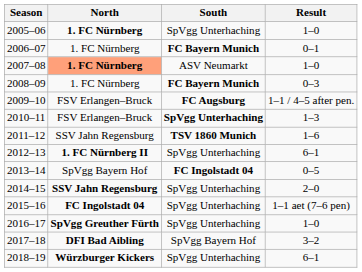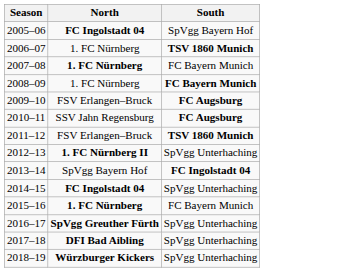- column: (311, 13)
(105, 30) 1. FC Nürnberg -> (105, 30) FC Ingolstadt 04
(213, 30) SpVgg Unterhaching -> (211, 30) SpVgg Bayern Hof
(213, 48) FC Bayern Munich -> (211, 48) TSV 1860 Munich
(105, 65) lightsalmon background -> (105, 65) no background
(213, 65) ASV Neumarkt -> (211, 65) FC Bayern Munich
(105, 118) FSV Erlangen–Bruck -> (105, 118) SSV Jahn Regensburg
(213, 118) SpVgg Unterhaching -> (211, 118) FC Augsburg
(105, 135) SSV Jahn Regensburg -> (105, 135) FSV Erlangen–Bruck
(105, 188) SSV Jahn Regensburg -> (105, 188) FC Ingolstadt 04
(105, 205) FC Ingolstadt 04 -> (105, 205) 1. FC Nürnberg
(213, 205) SpVgg Unterhaching -> (211, 205) FC Bayern Munich
(213, 240) SpVgg Bayern Hof -> (211, 240) SpVgg Unterhaching
